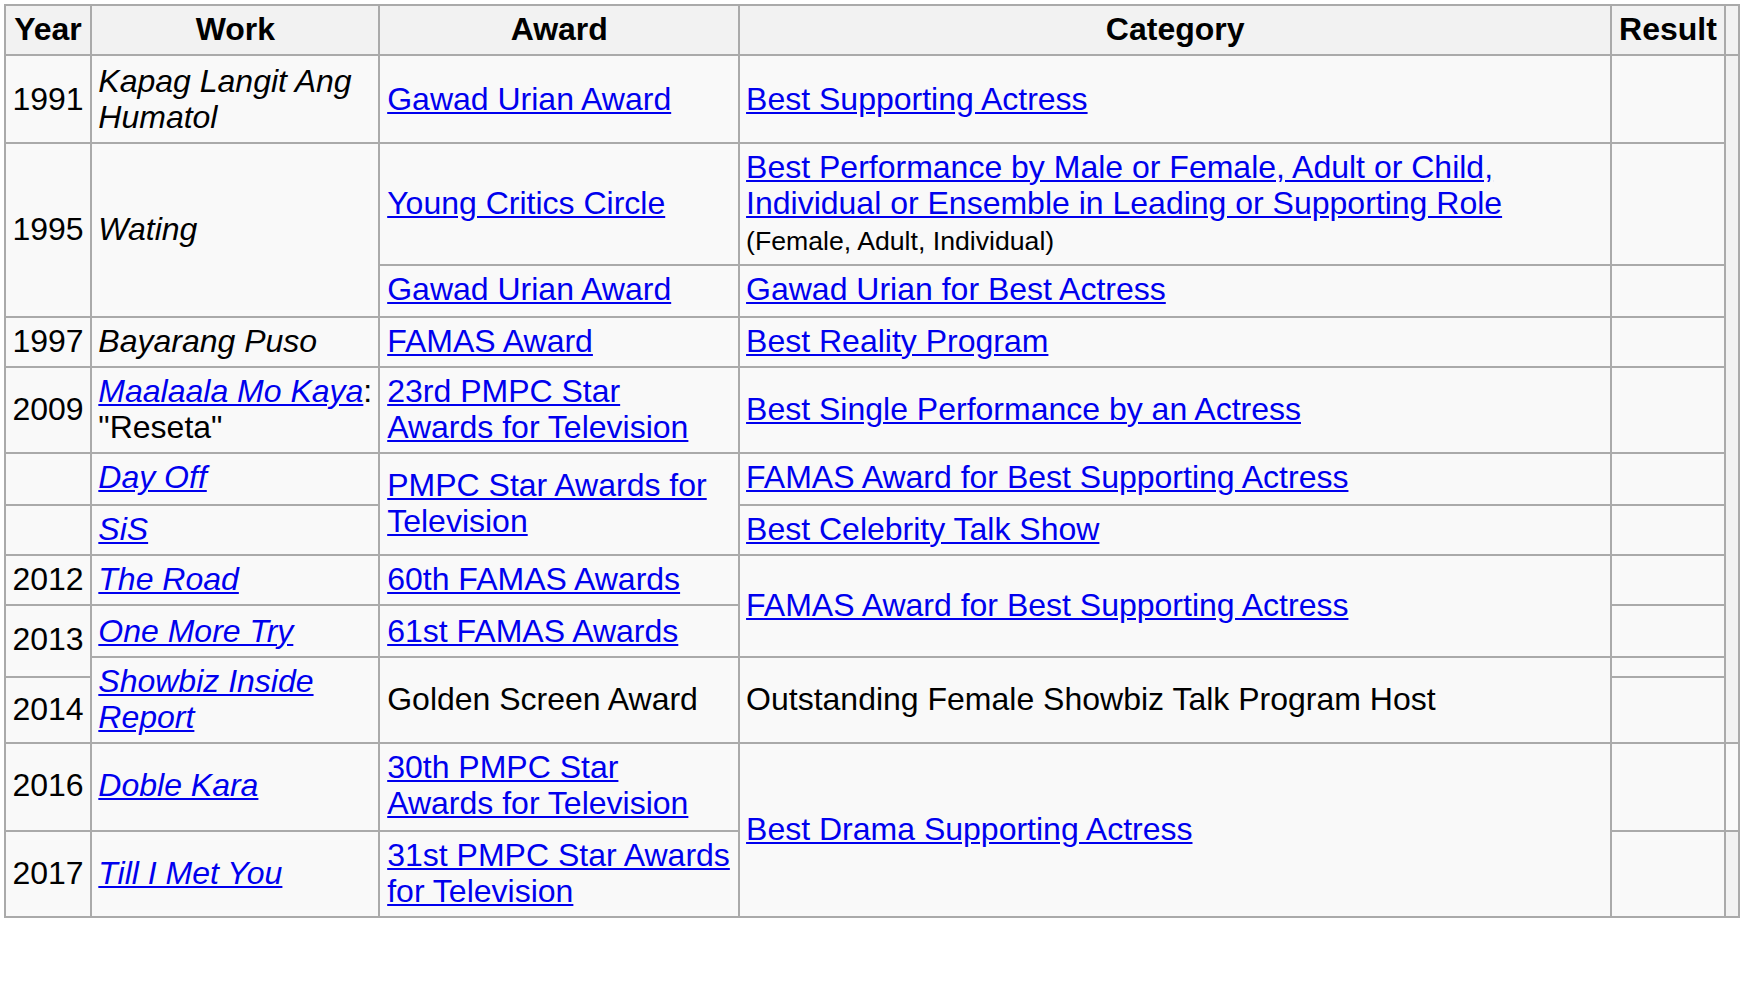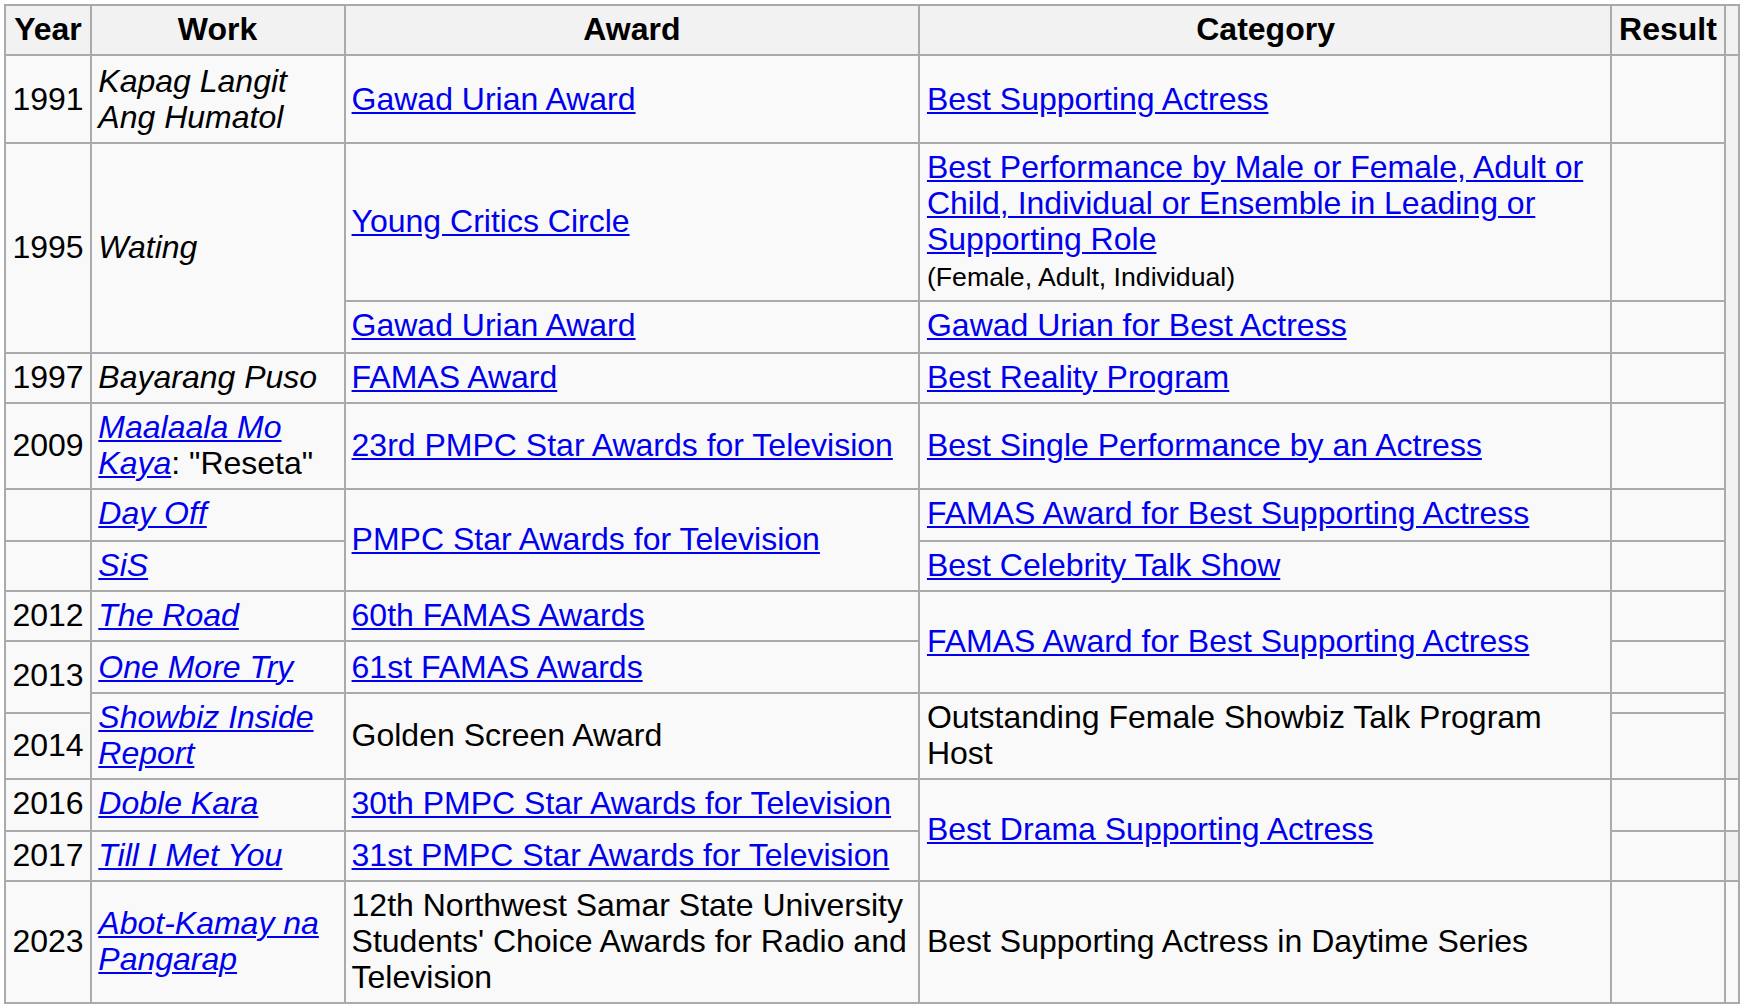+ row: (48, 941)
